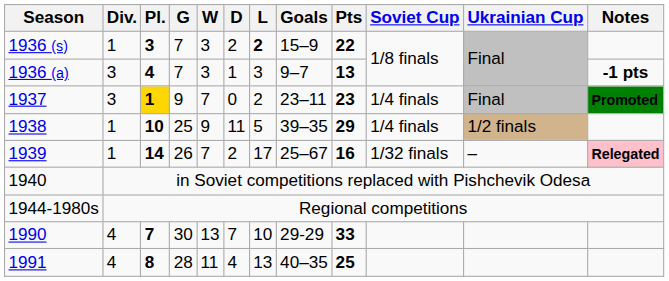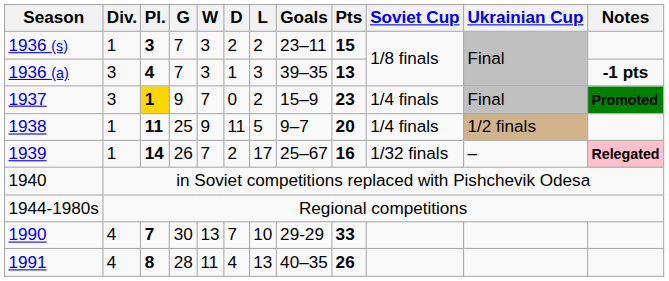(258, 45) bold -> (258, 45) normal
(299, 45) 15–9 -> (303, 45) 23–11
(345, 45) 22 -> (345, 45) 15
(294, 72) 9–7 -> (304, 72) 39–35
(303, 99) 23–11 -> (299, 99) 15–9
(154, 126) 10 -> (154, 126) 11
(304, 126) 39–35 -> (294, 126) 9–7
(345, 126) 29 -> (345, 126) 20
(345, 262) 25 -> (345, 262) 26
